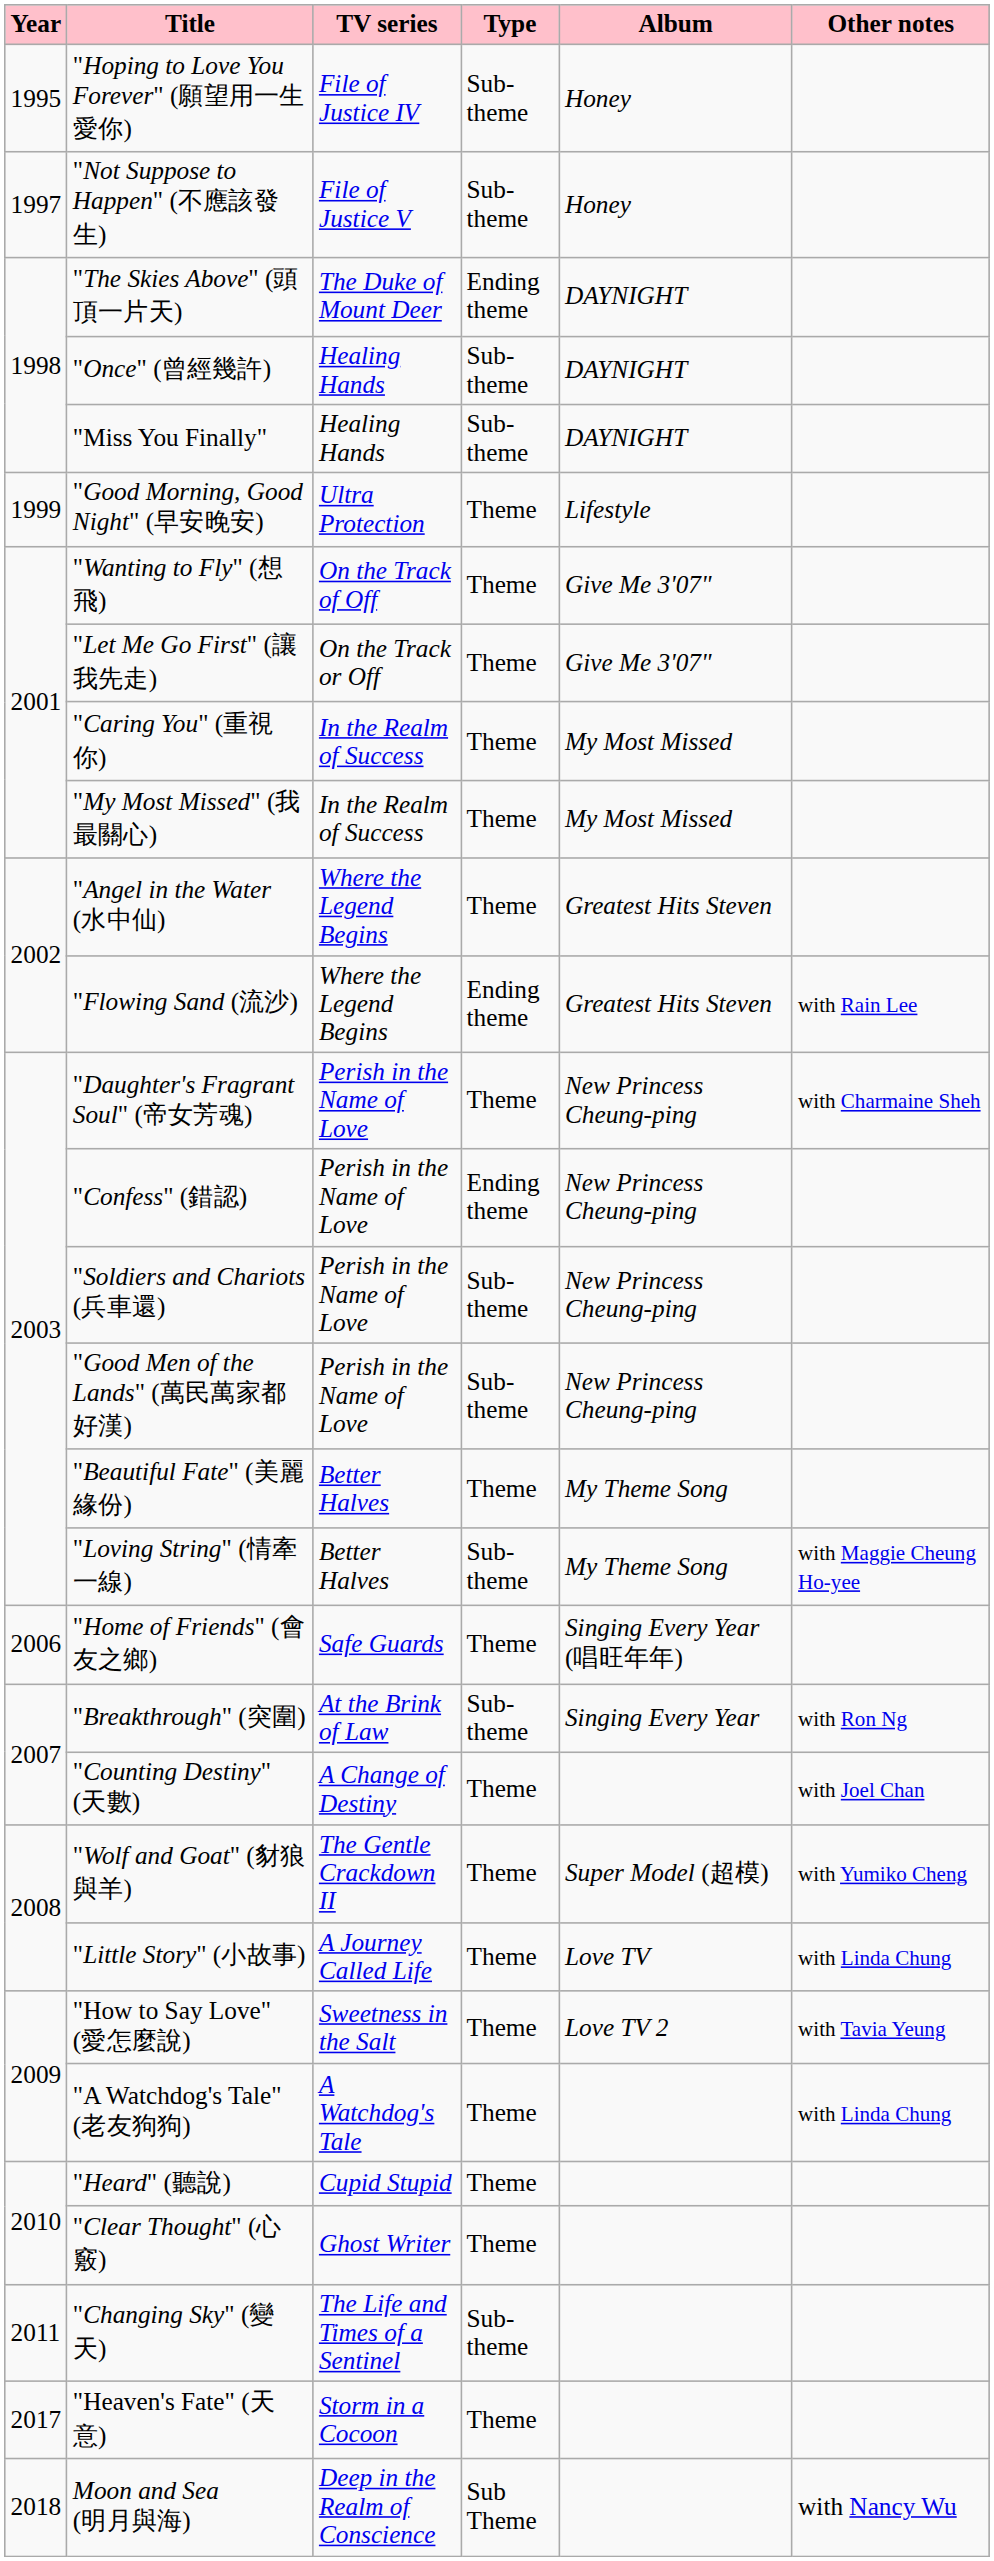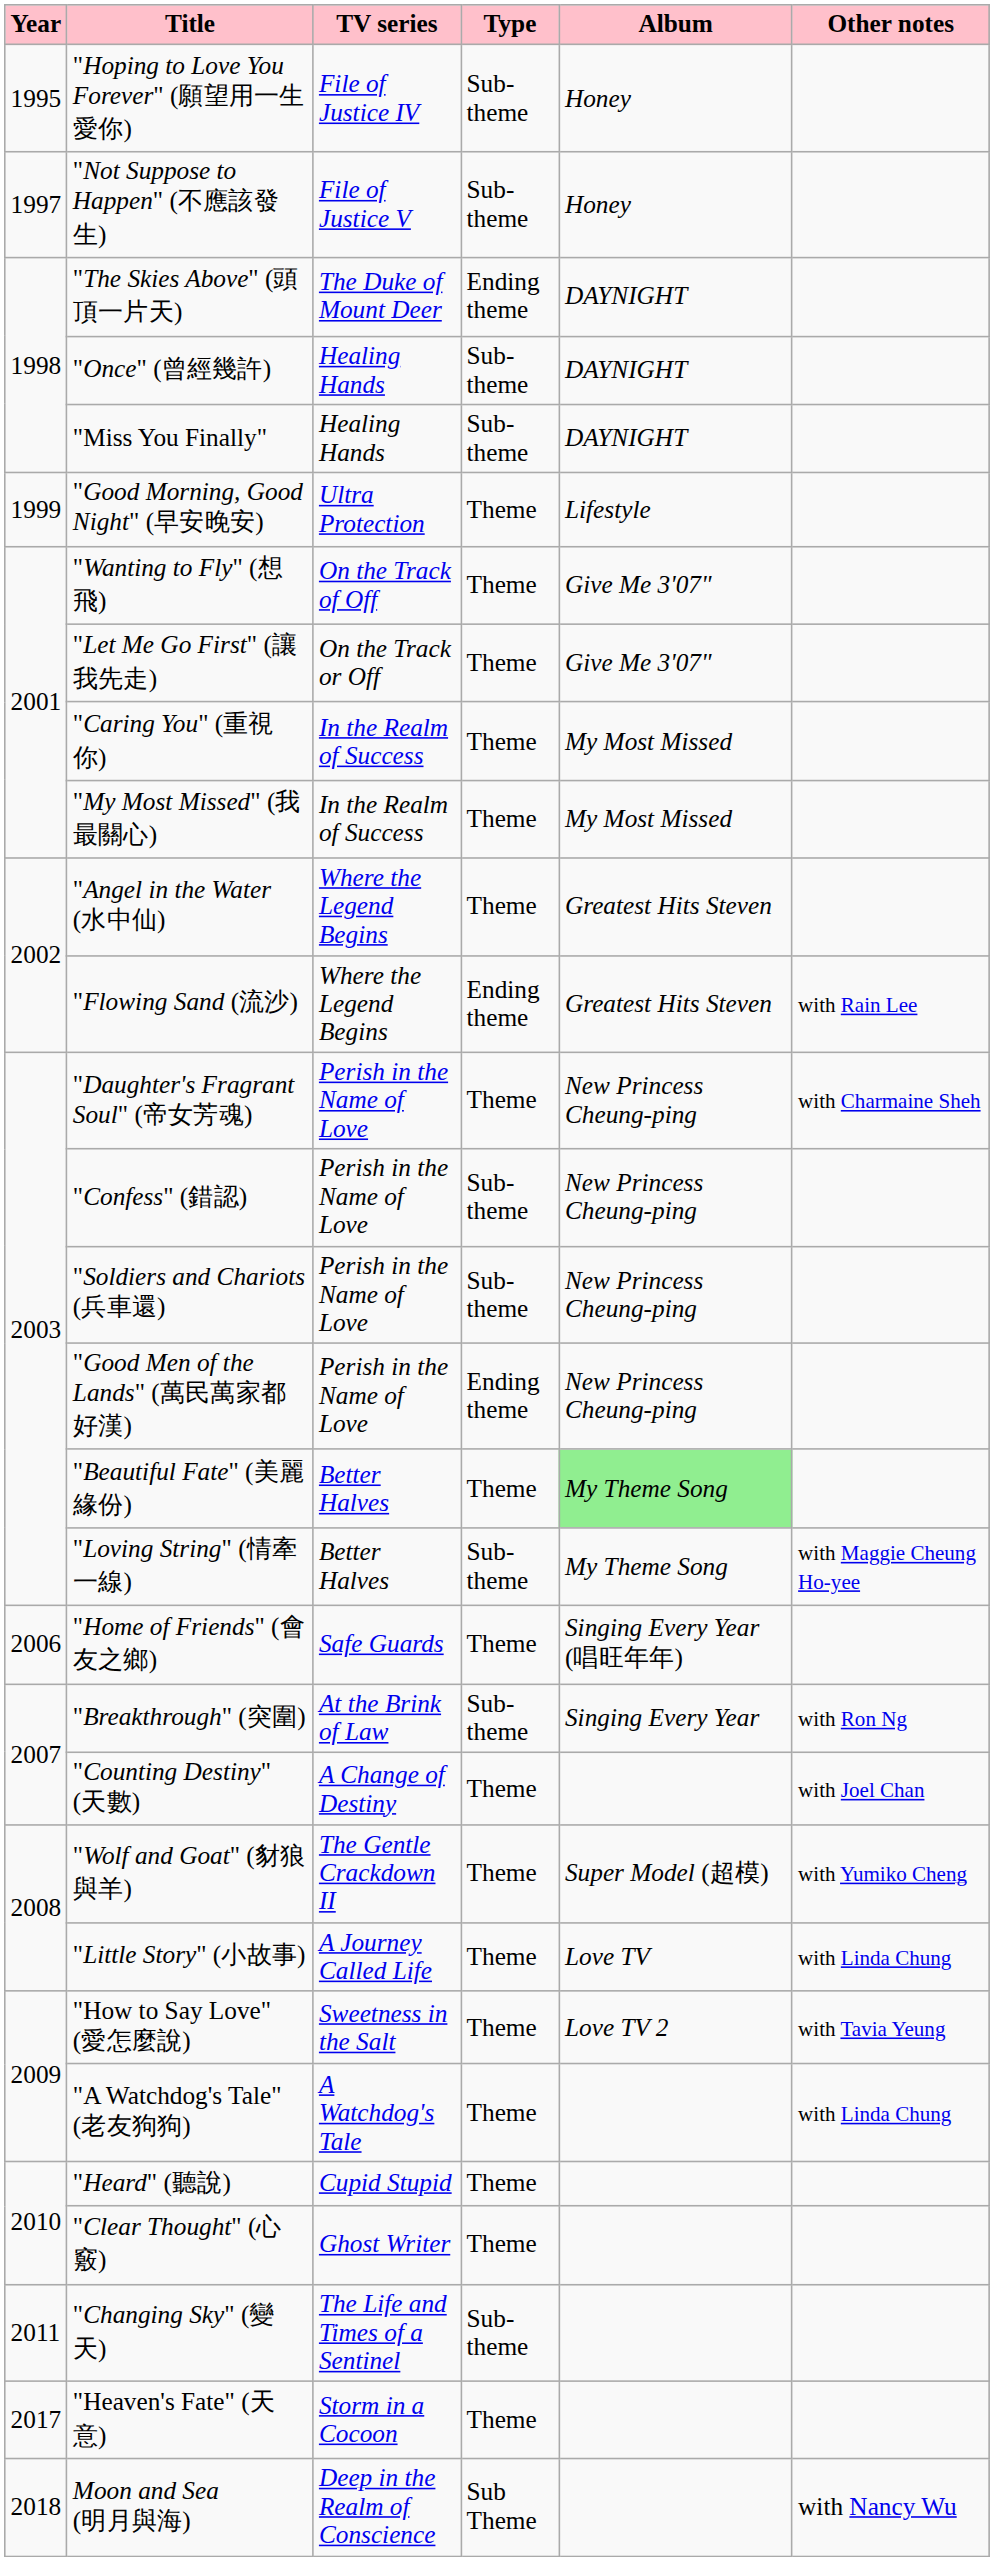(503, 1197) Ending theme -> (497, 1197) Sub-theme
(497, 1395) Sub-theme -> (503, 1395) Ending theme
(646, 1488) no background -> (646, 1488) lightgreen background
